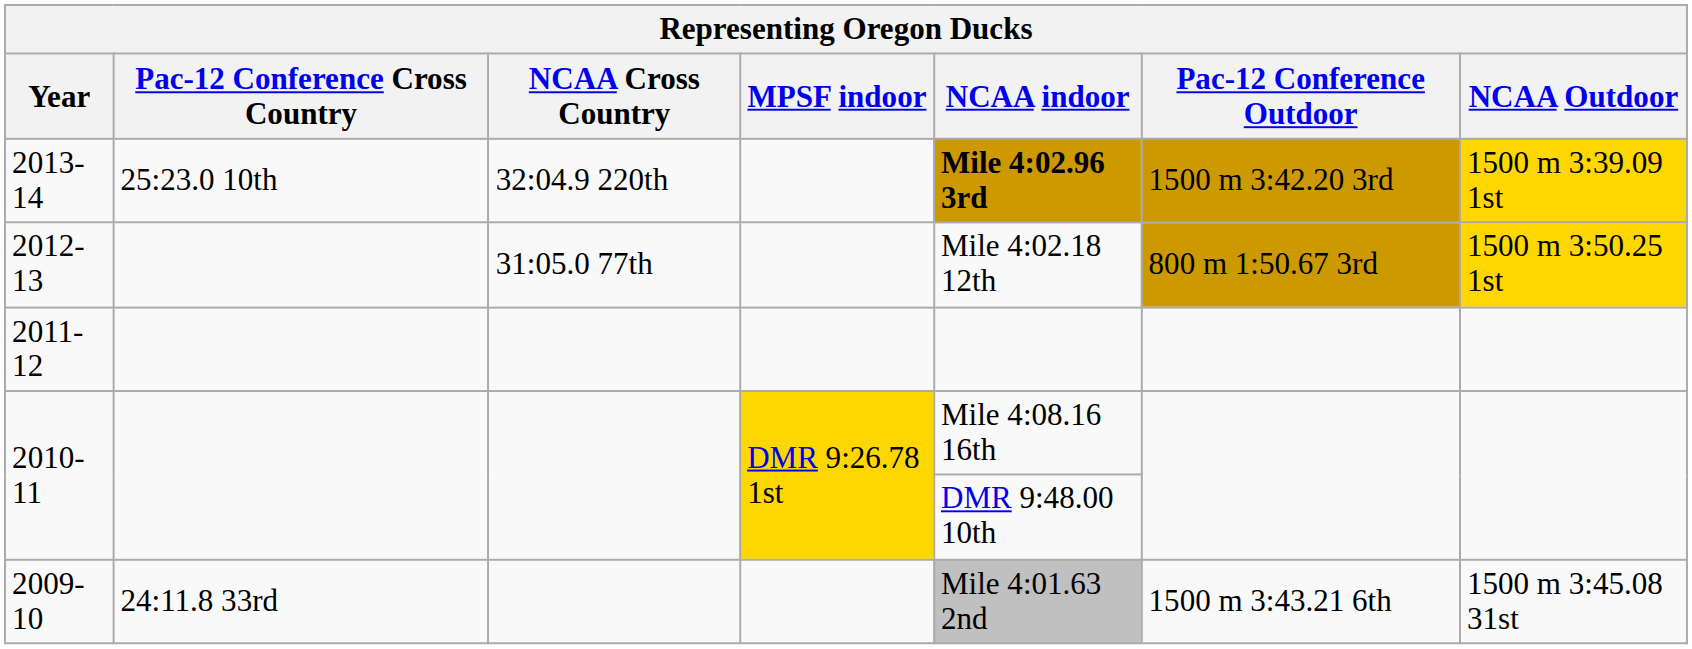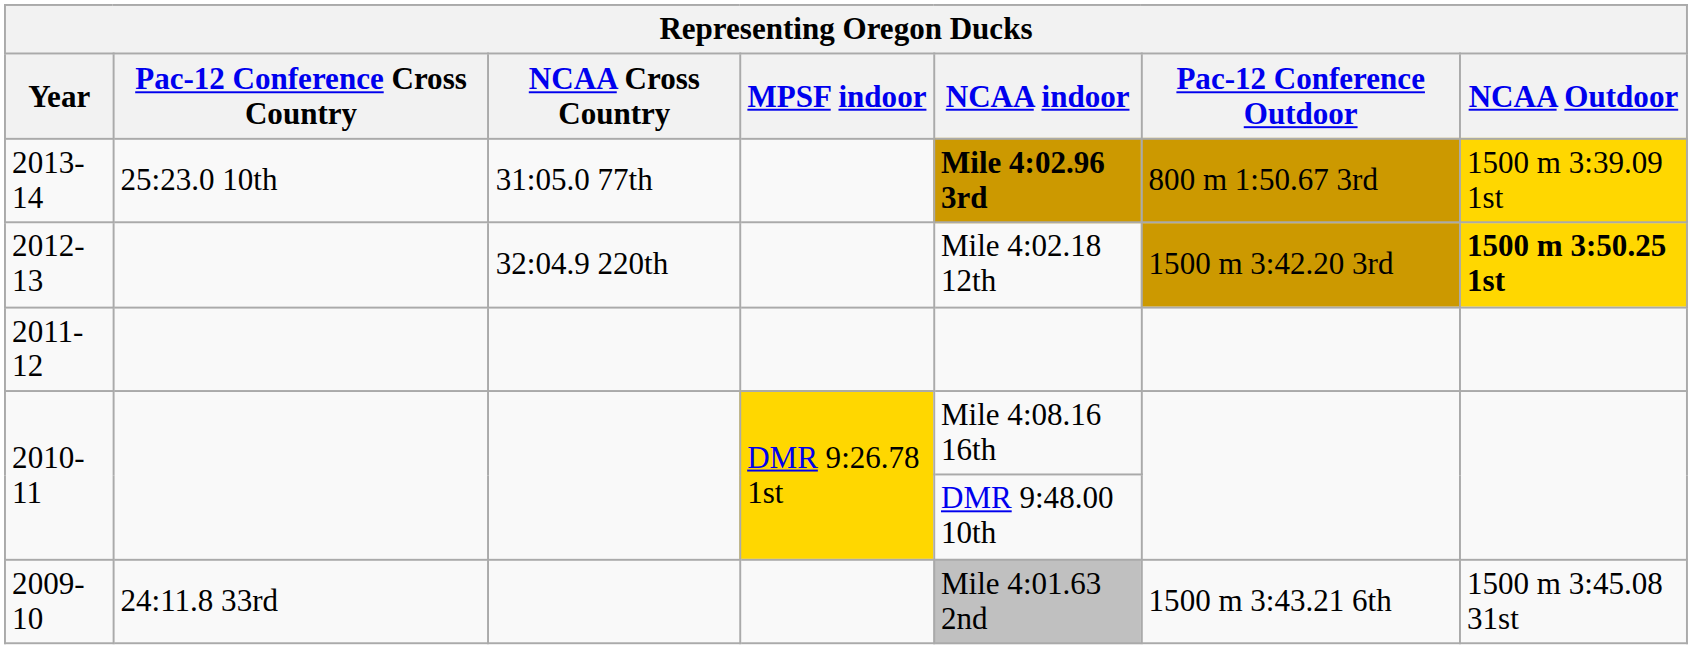(582, 179) 32:04.9 220th -> (574, 179) 31:05.0 77th
(1271, 179) 1500 m 3:42.20 3rd -> (1263, 179) 800 m 1:50.67 3rd
(574, 264) 31:05.0 77th -> (582, 264) 32:04.9 220th
(1263, 264) 800 m 1:50.67 3rd -> (1271, 264) 1500 m 3:42.20 3rd
(1565, 264) normal -> (1567, 264) bold
